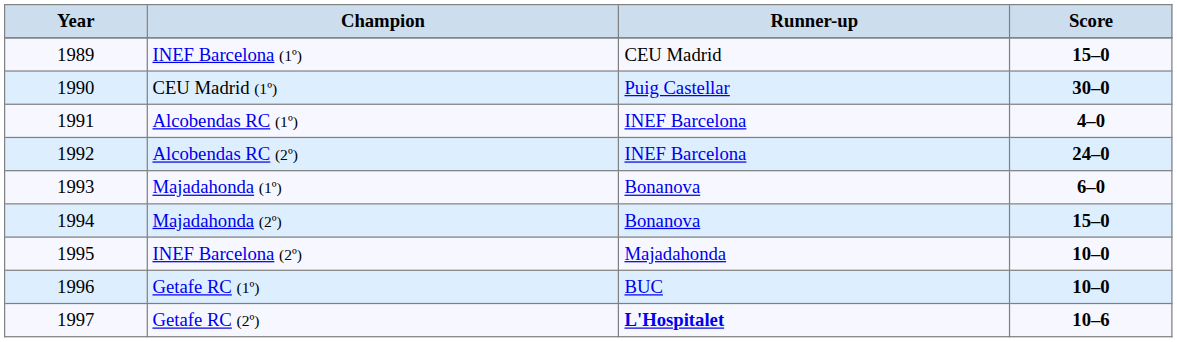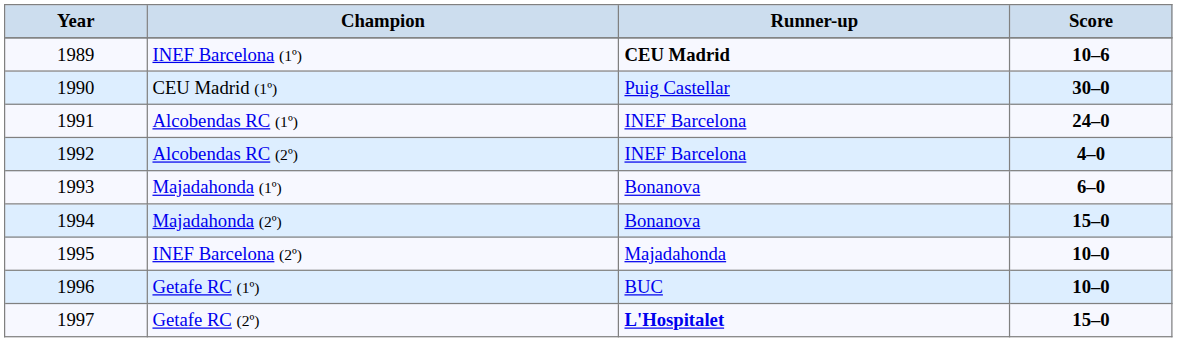(673, 54) normal -> (677, 54) bold
(1091, 54) 15–0 -> (1091, 54) 10–6
(1091, 120) 4–0 -> (1091, 120) 24–0
(1091, 153) 24–0 -> (1091, 153) 4–0
(1091, 319) 10–6 -> (1091, 319) 15–0
